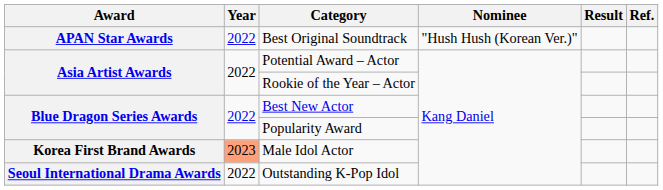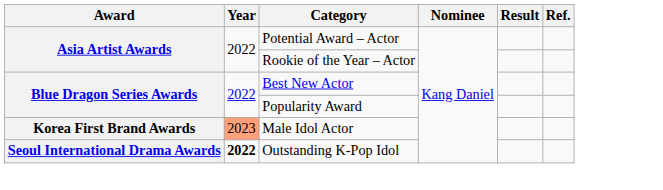- row: (335, 38)
(241, 173) normal -> (241, 151) bold
